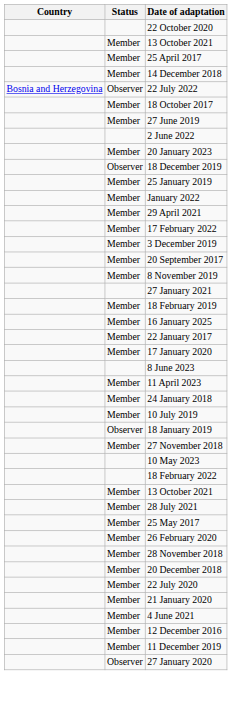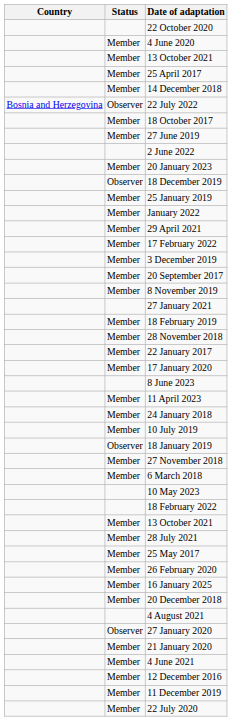+ row: (124, 43)
rows swapped: (124, 321) <-> (124, 553)
+ row: (124, 476)
+ row: (125, 616)
rows swapped: (124, 584) <-> (125, 662)
